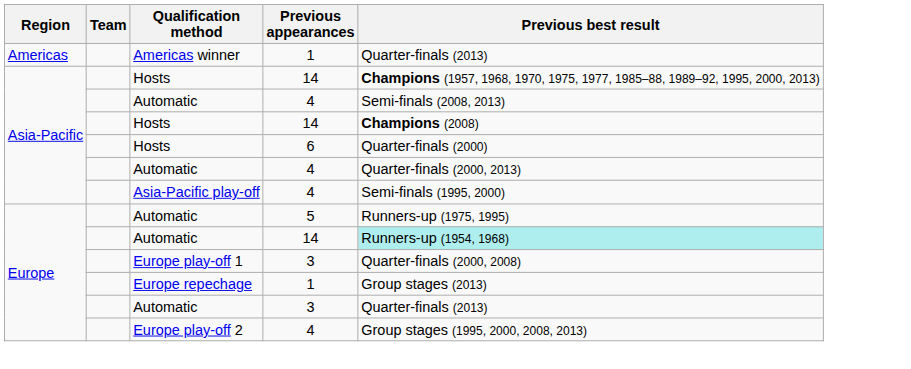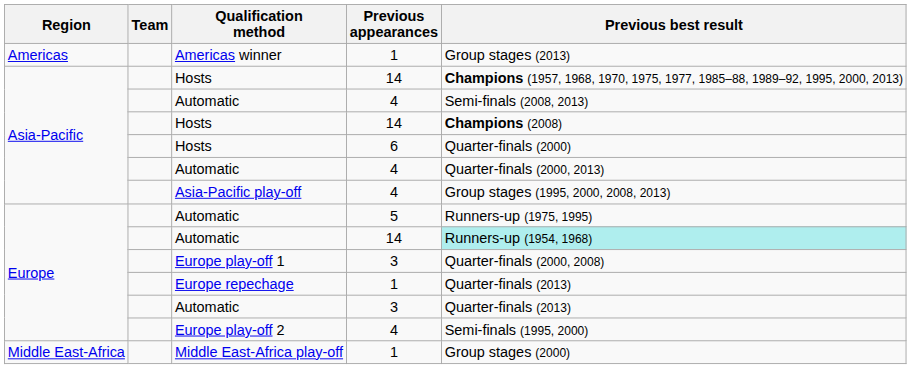(424, 55) Quarter-finals (2013) -> (507, 55) Group stages (2013)
(433, 192) Semi-finals (1995, 2000) -> (558, 192) Group stages (1995, 2000, 2008, 2013)
(424, 284) Group stages (2013) -> (508, 284) Quarter-finals (2013)
(474, 329) Group stages (1995, 2000, 2008, 2013) -> (517, 329) Semi-finals (1995, 2000)
+ row: (259, 352)
